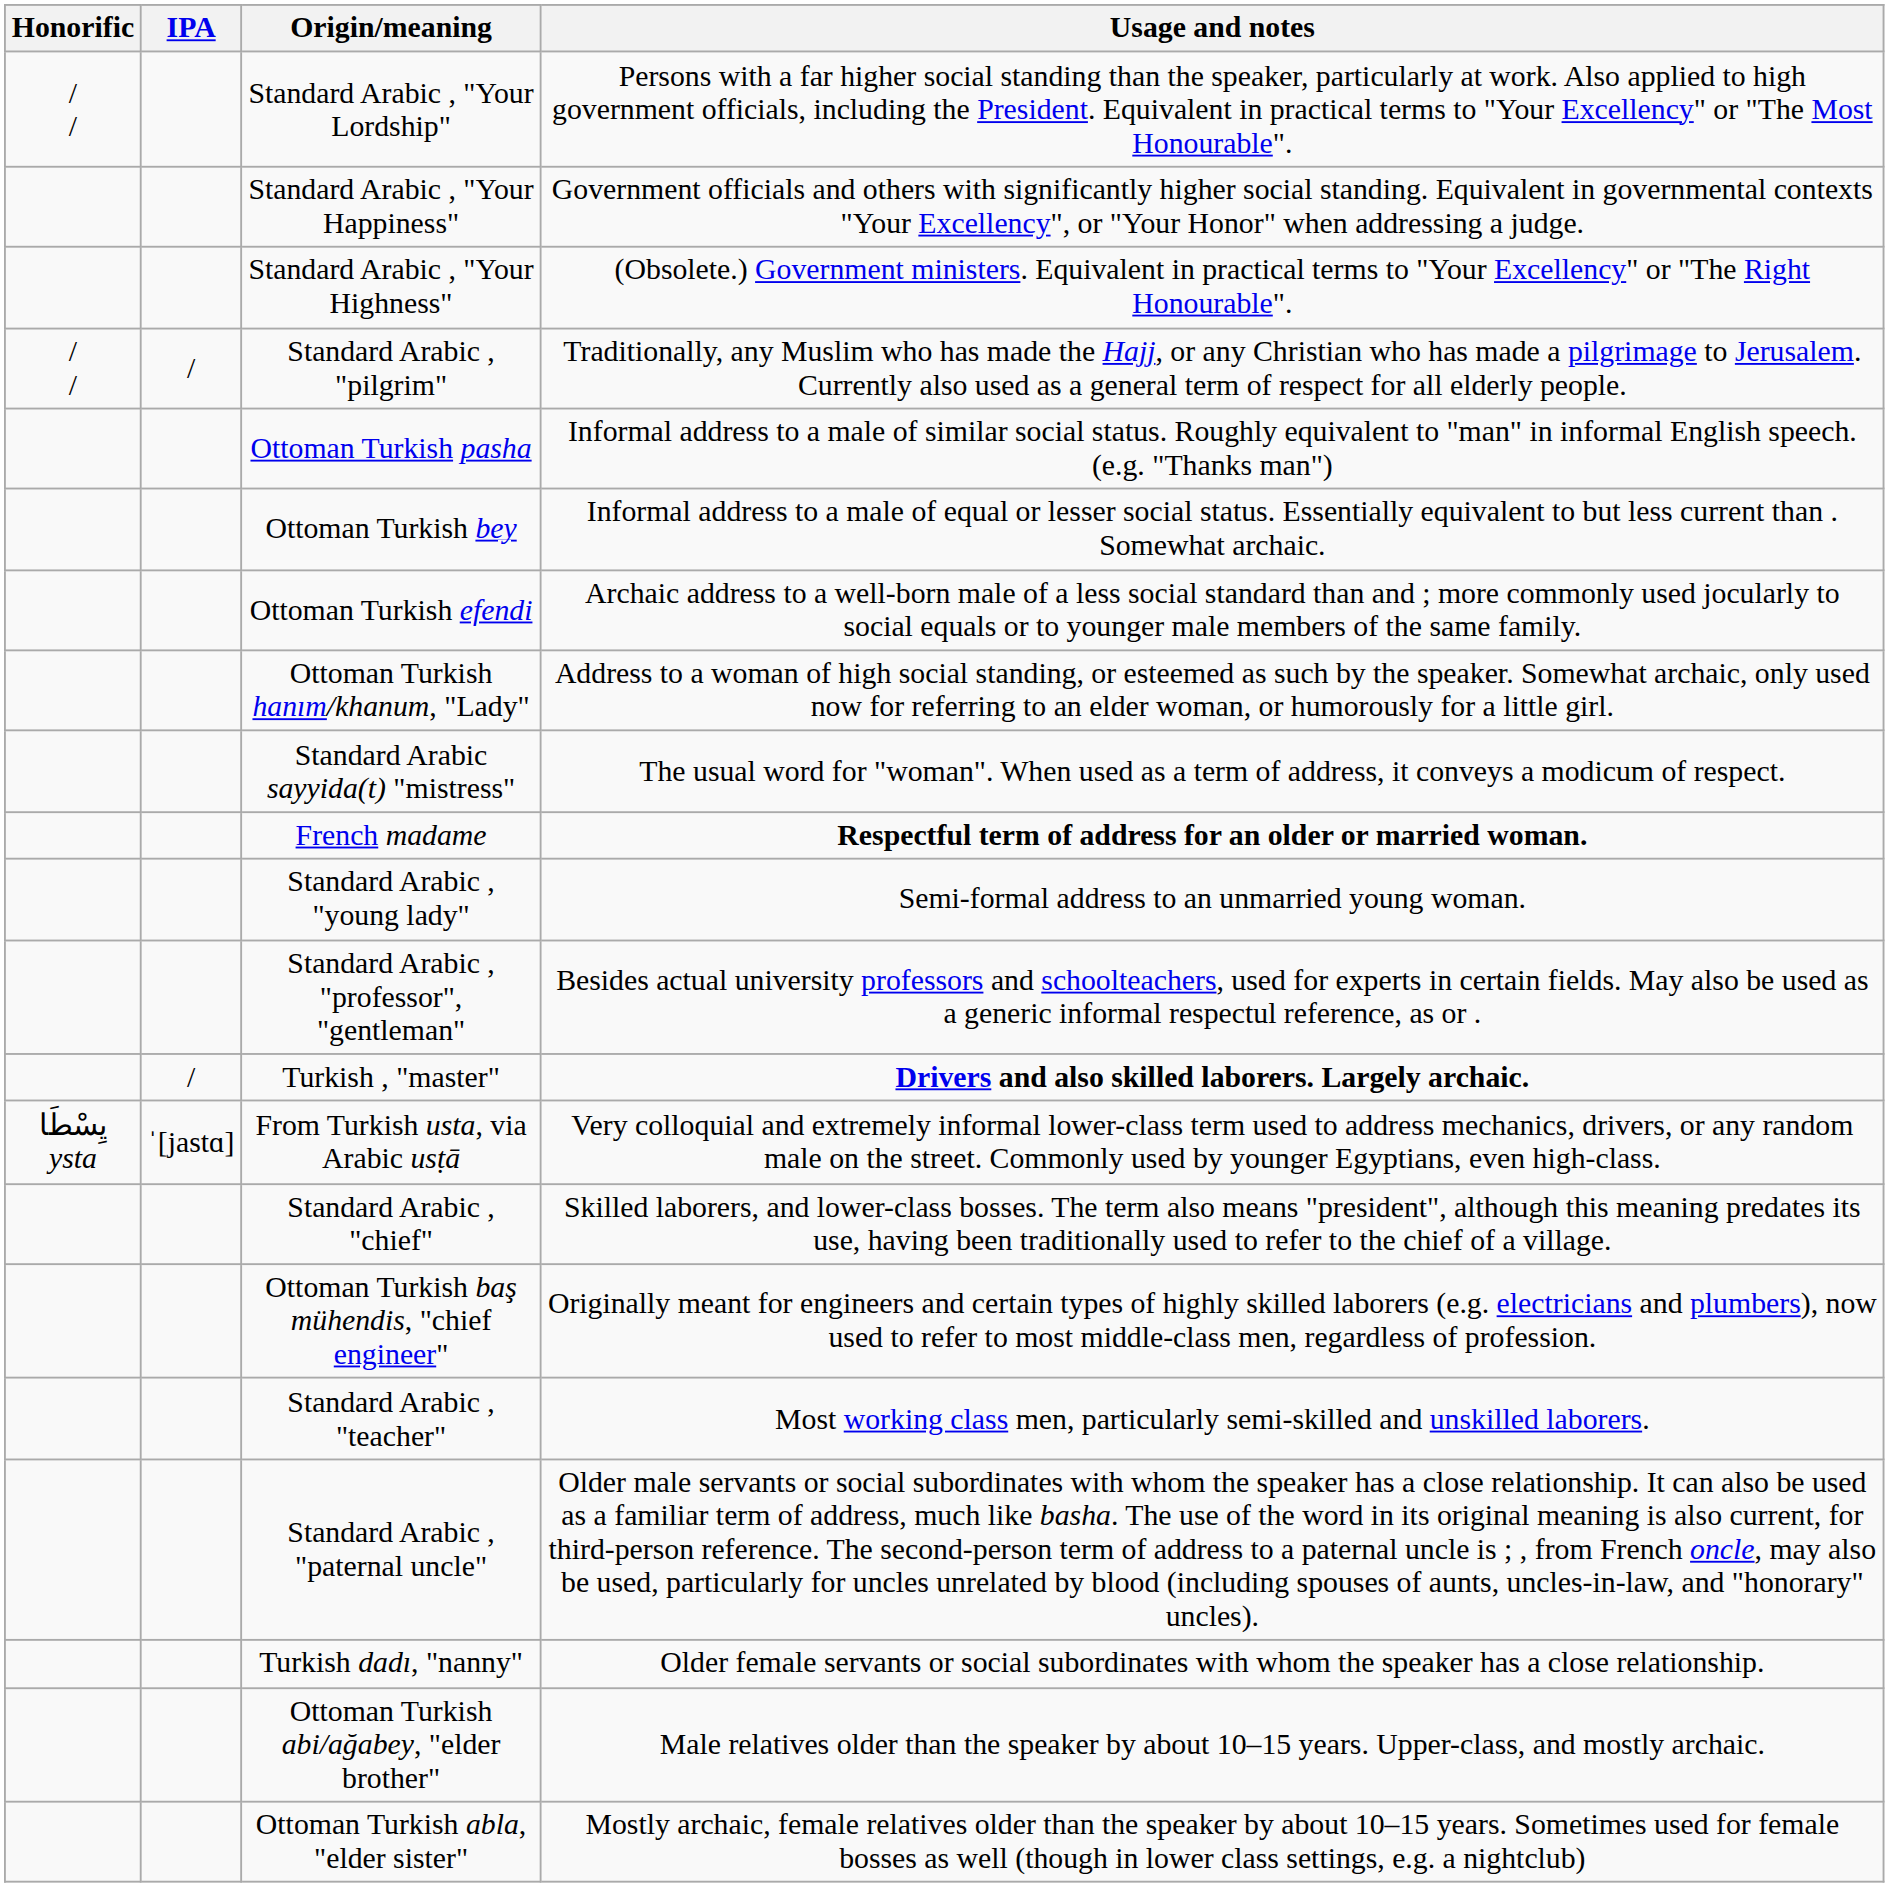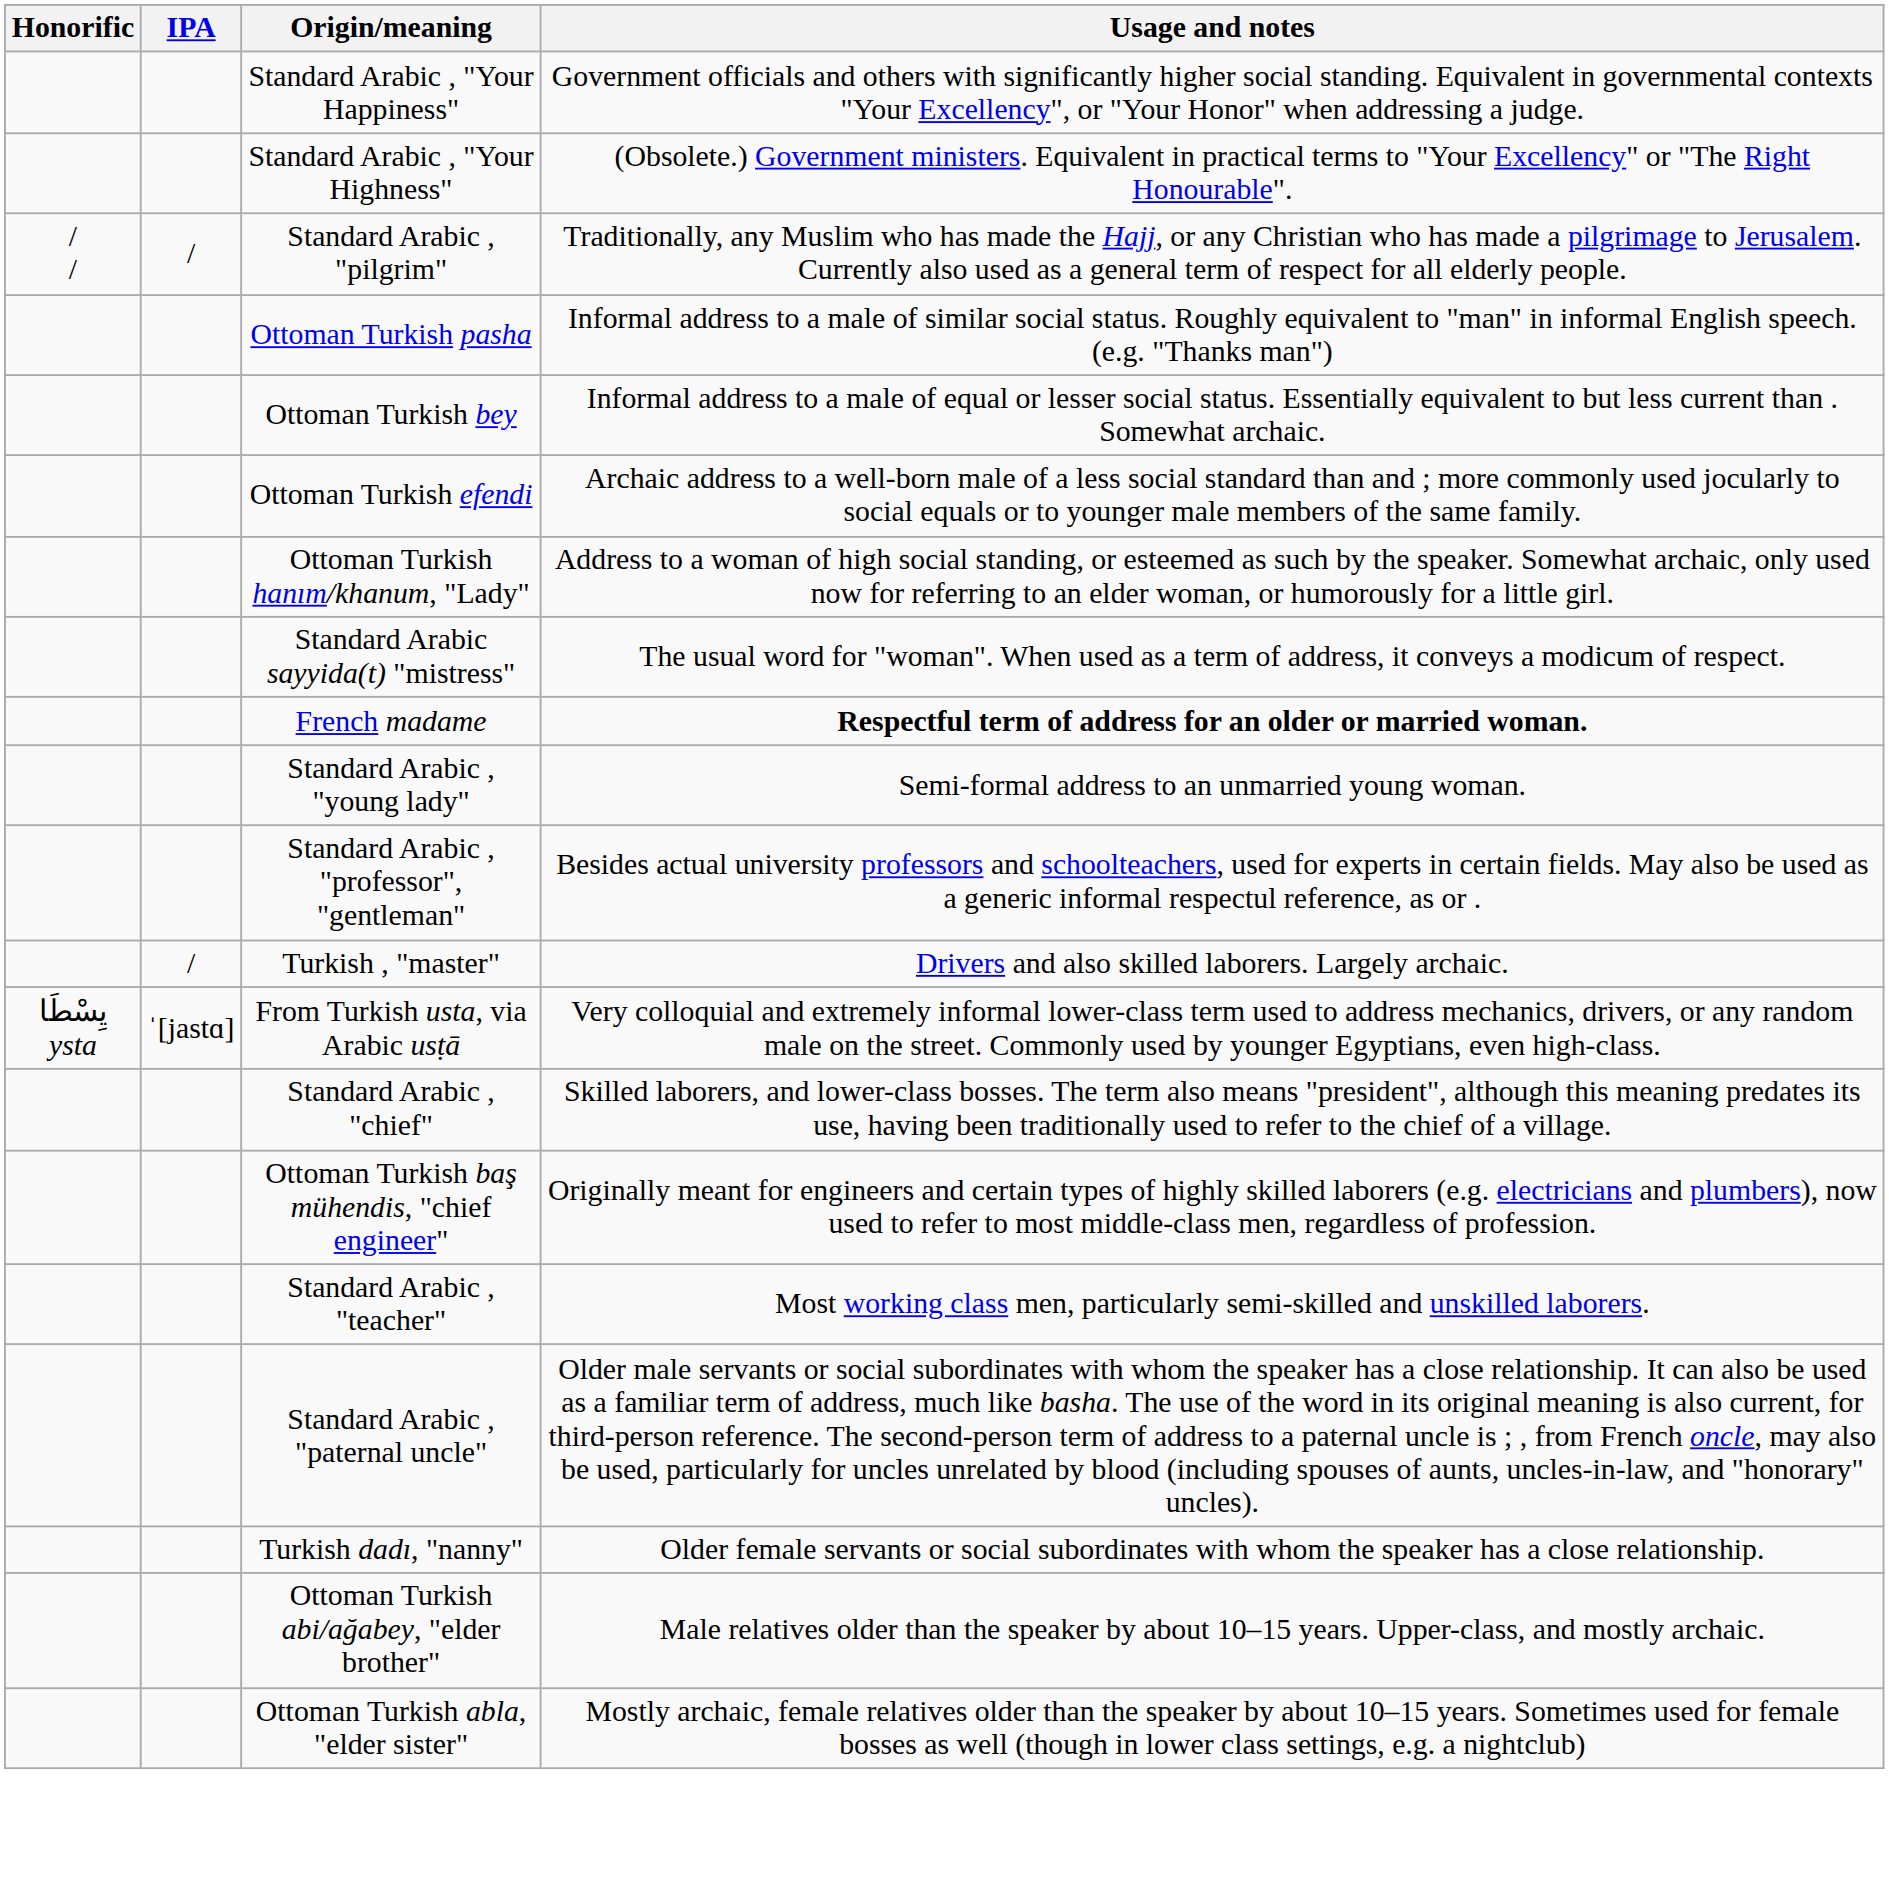- row: (391, 108)
(1212, 1076) bold -> (1212, 962) normal
